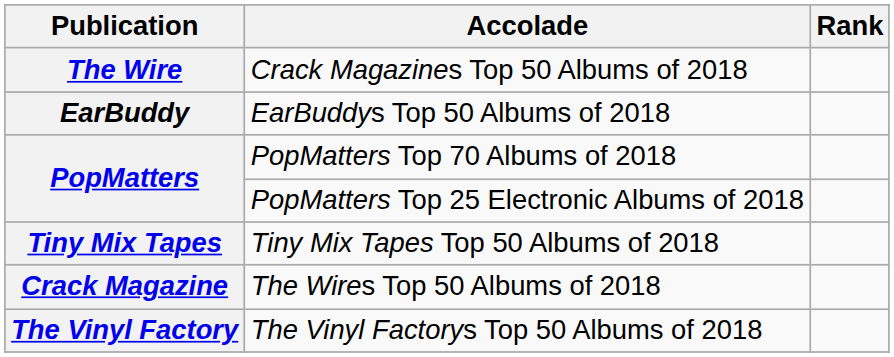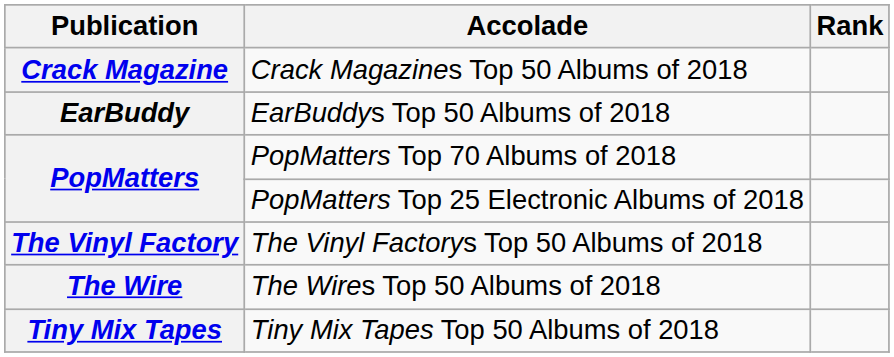(125, 69) The Wire -> (125, 69) Crack Magazine
rows swapped: (485, 243) <-> (507, 329)
(125, 286) Crack Magazine -> (125, 286) The Wire
